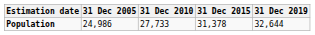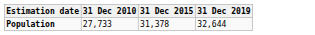- column: (110, 11)
